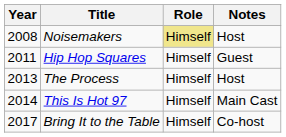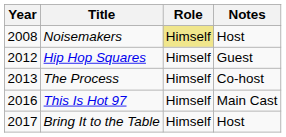(22, 57) 2011 -> (22, 57) 2012
(231, 79) Host -> (240, 79) Co-host
(22, 100) 2014 -> (22, 100) 2016
(240, 121) Co-host -> (231, 121) Host
